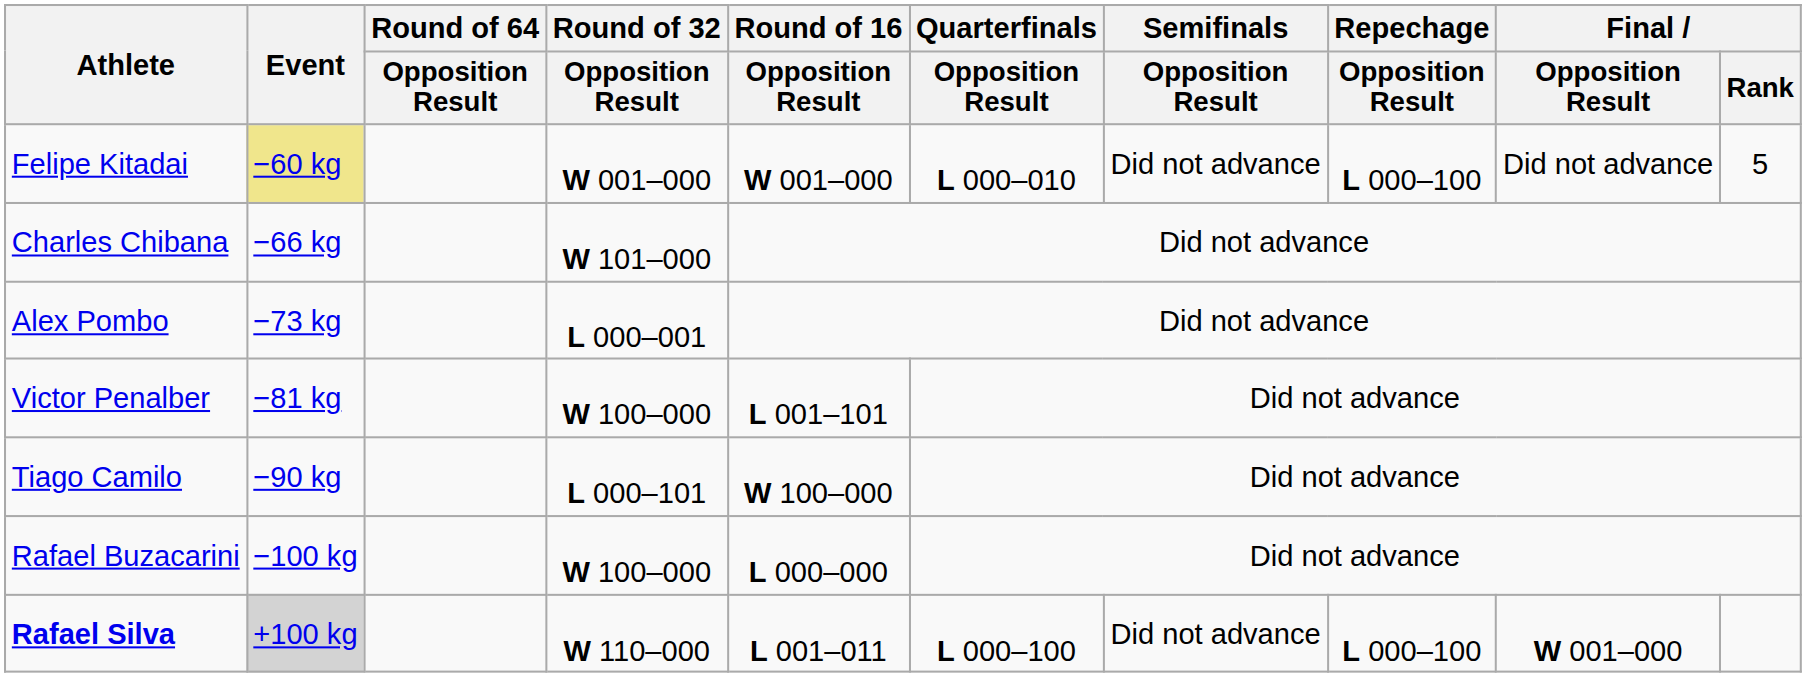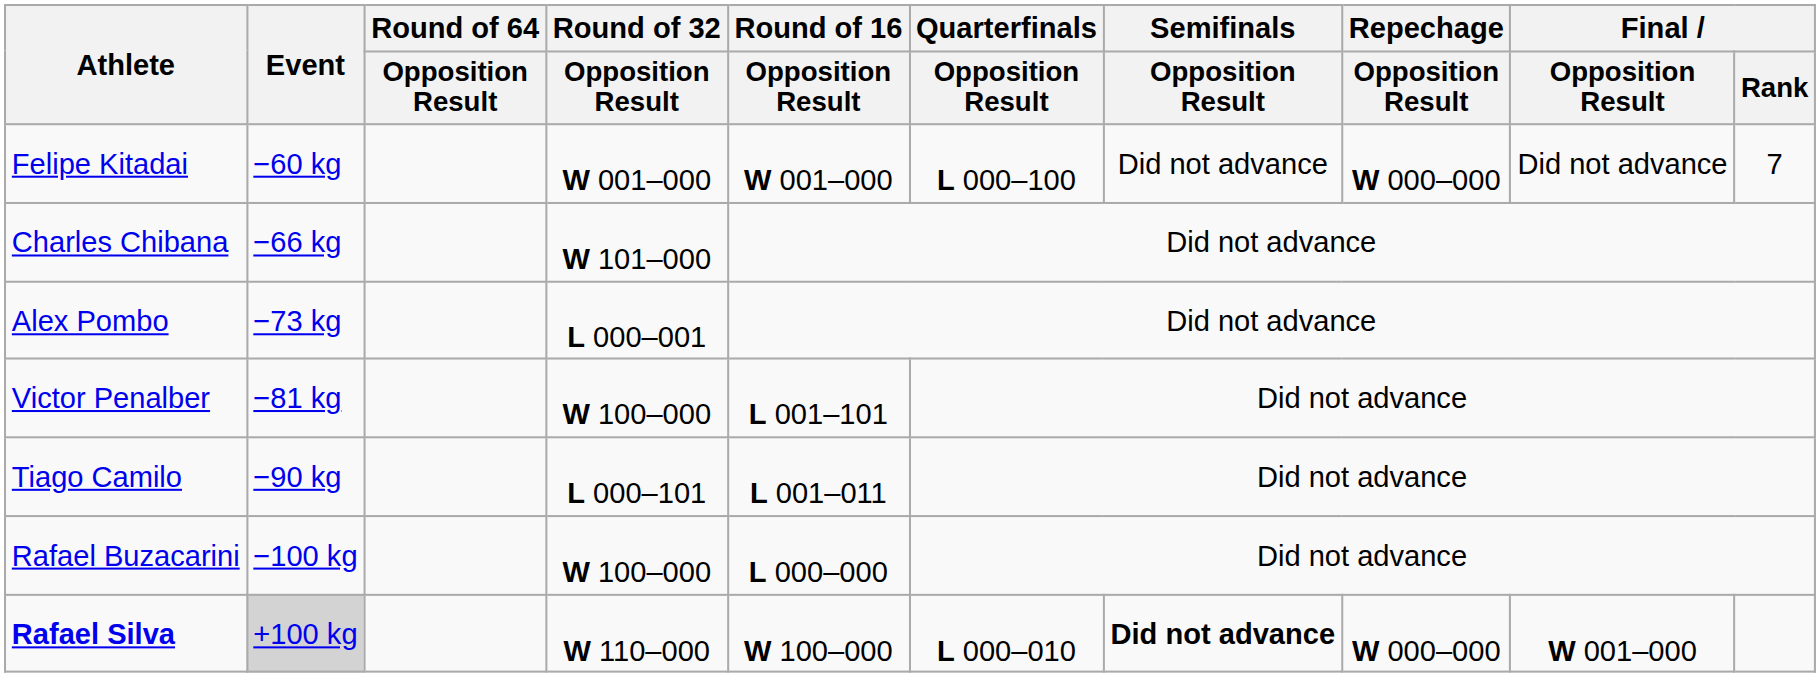(297, 164) khaki background -> (297, 164) no background
(1006, 180) L 000–010 -> (1006, 180) L 000–100
(1412, 180) L 000–100 -> (1426, 180) W 000–000
(1760, 164) 5 -> (1775, 164) 7
(818, 493) W 100–000 -> (818, 493) L 001–011
(818, 650) L 001–011 -> (818, 650) W 100–000
(1006, 650) L 000–100 -> (1006, 650) L 000–010
(1216, 634) normal -> (1223, 634) bold
(1412, 650) L 000–100 -> (1426, 650) W 000–000
